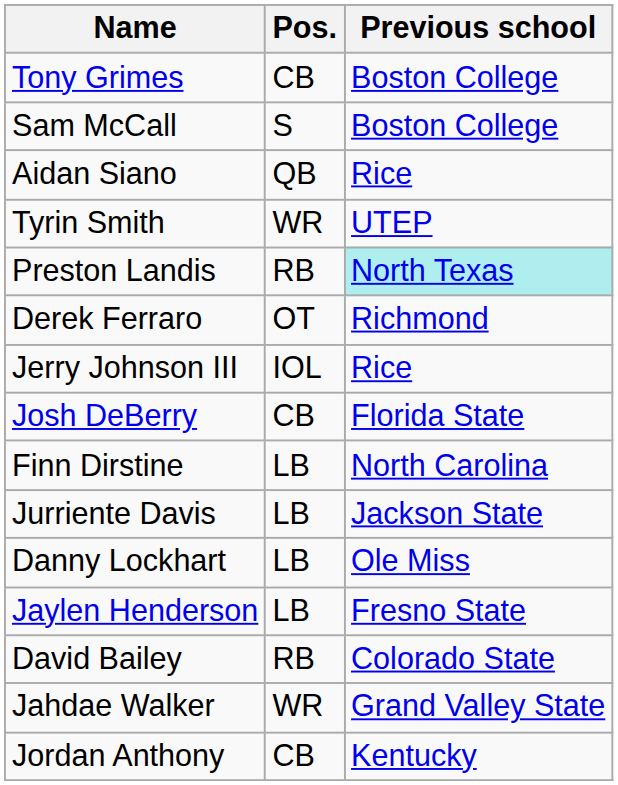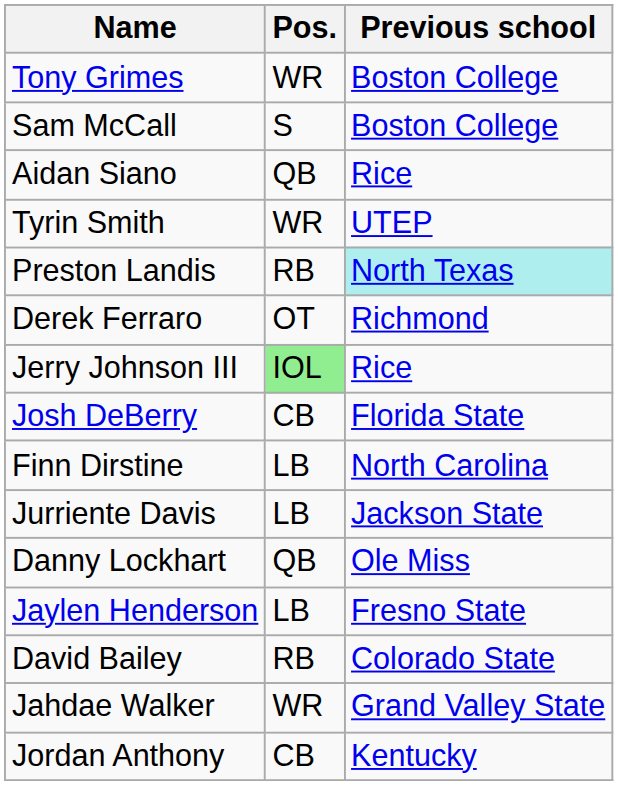(294, 77) CB -> (298, 77) WR
(297, 367) no background -> (297, 367) lightgreen background
(291, 561) LB -> (294, 561) QB
